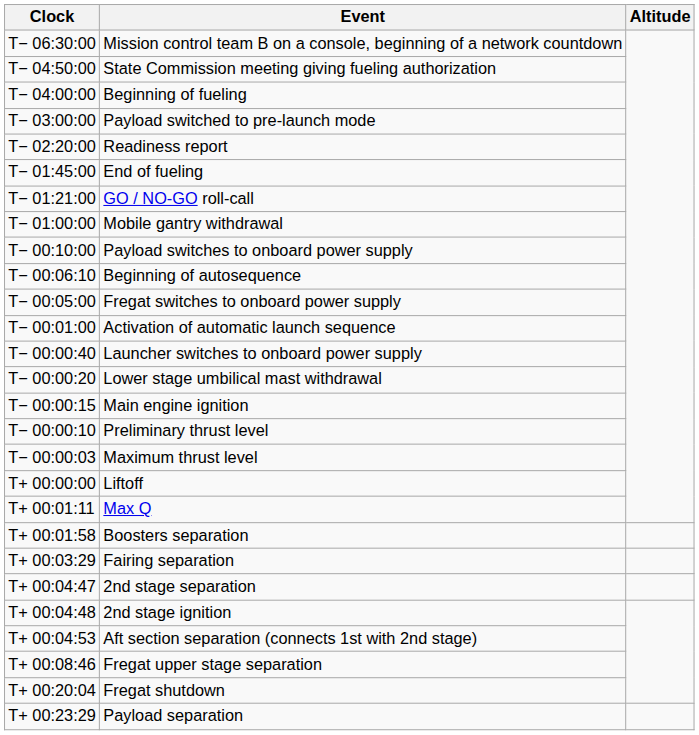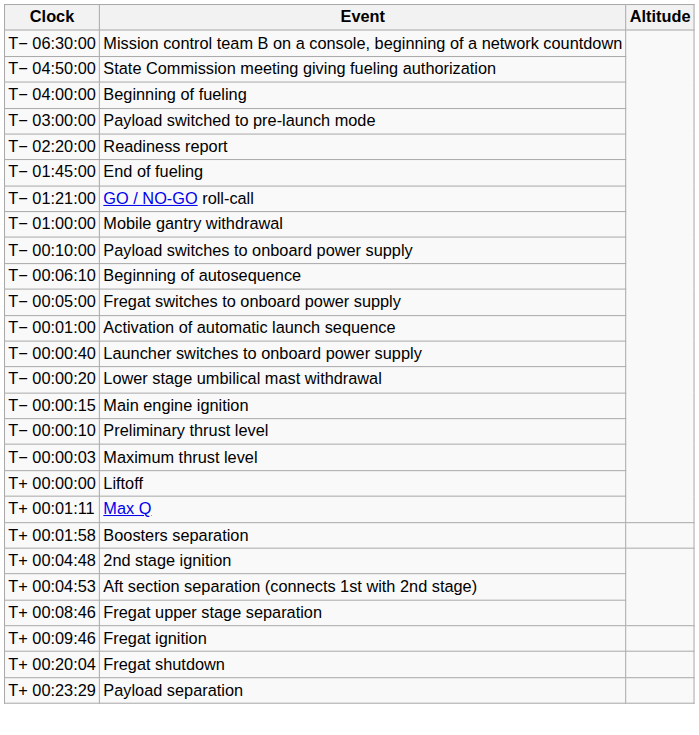- row: (169, 560)
- row: (180, 586)
+ row: (155, 638)
